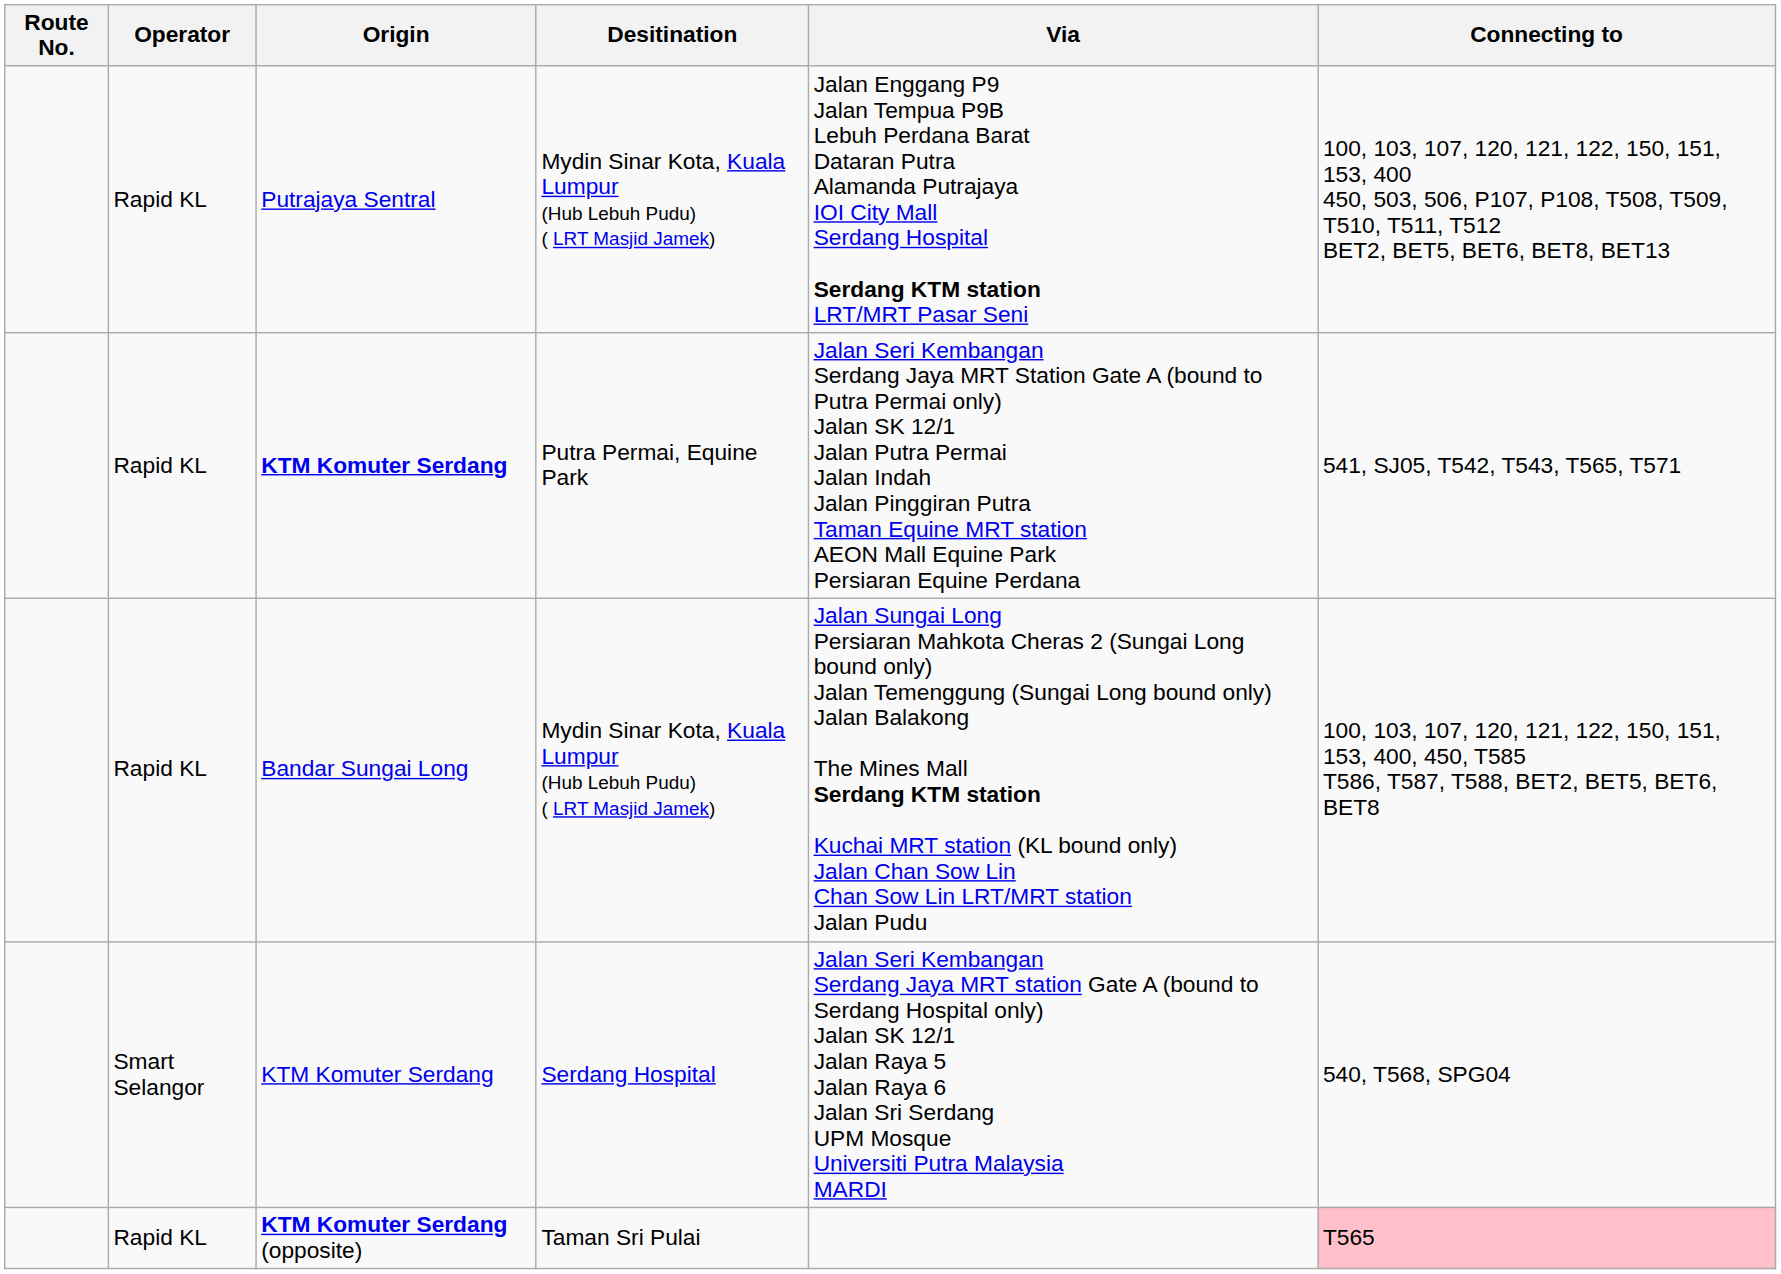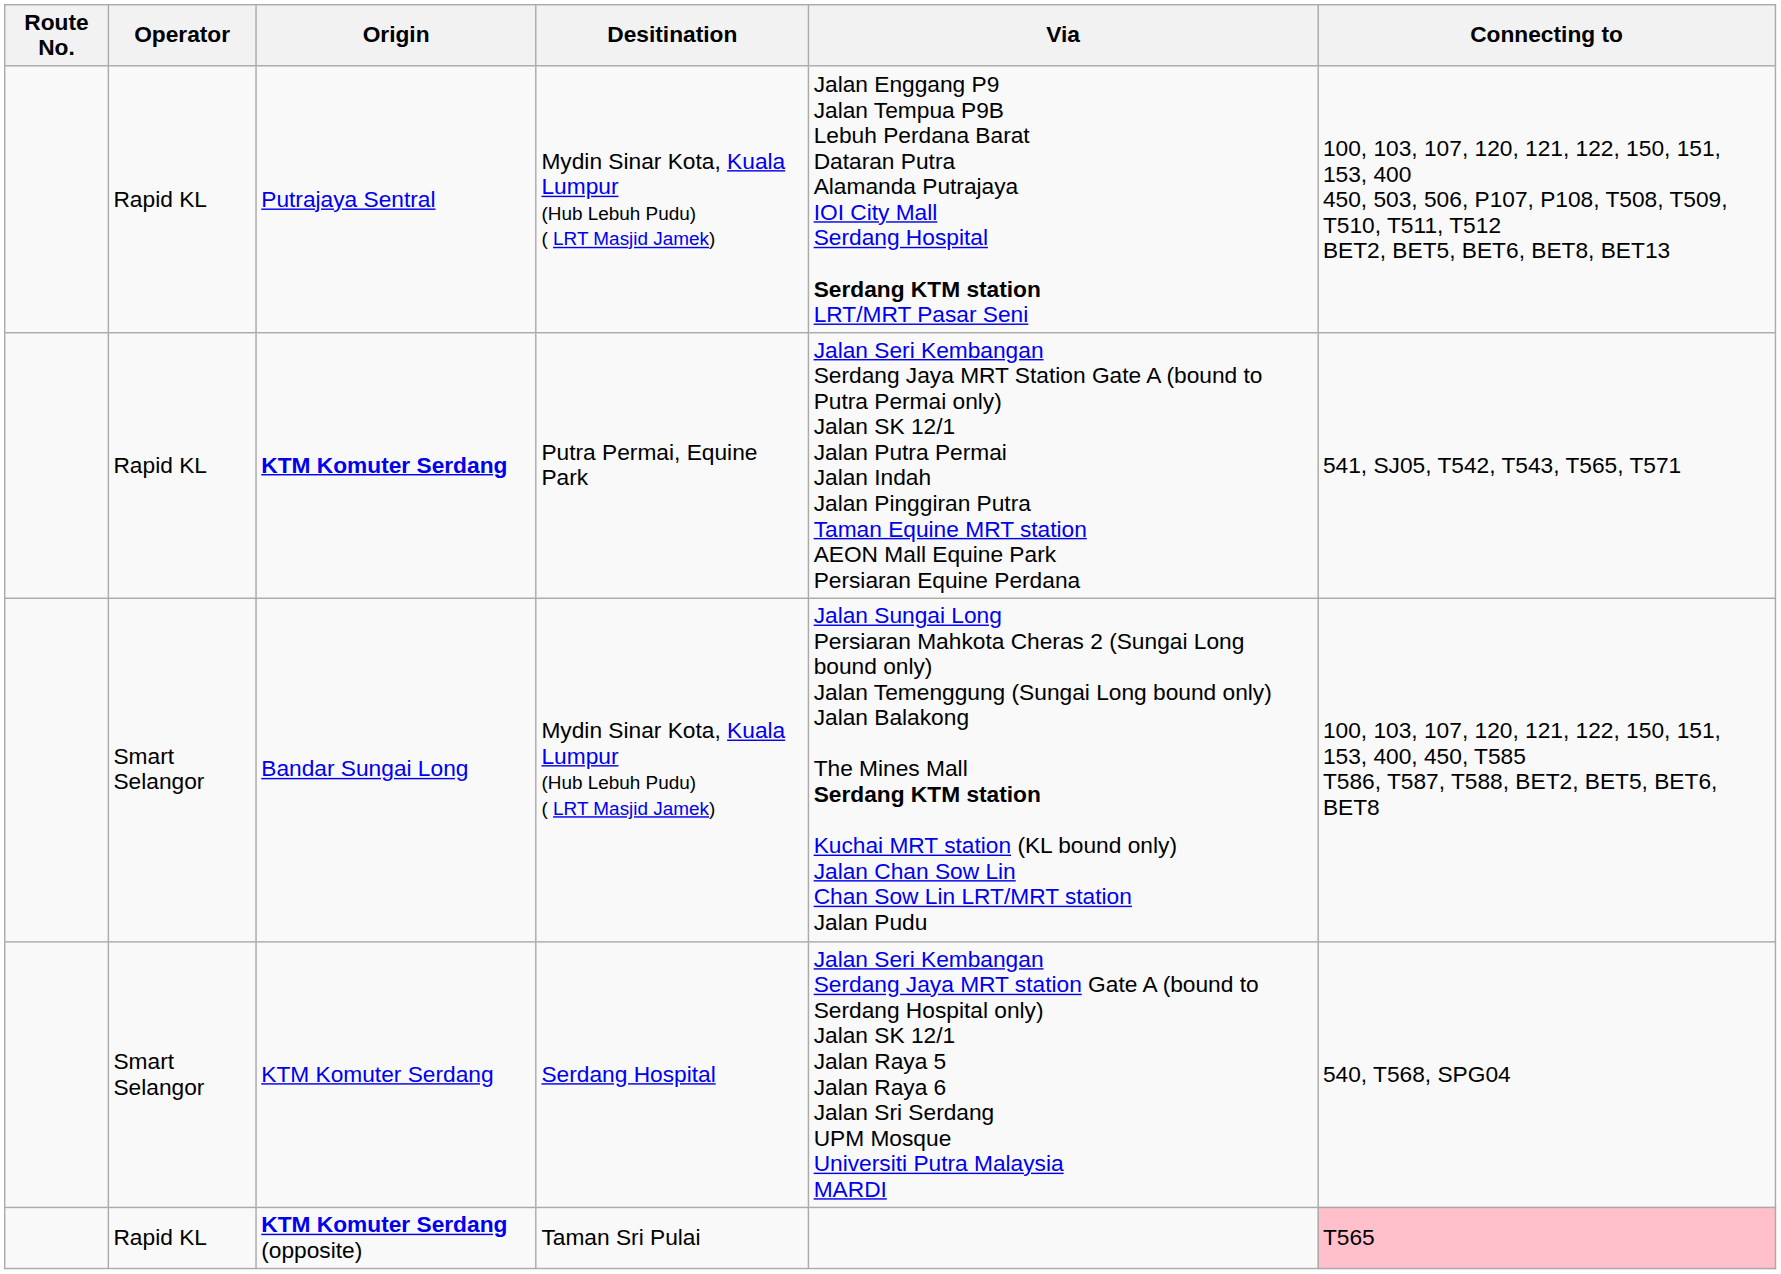(160, 769) Rapid KL -> (159, 769) Smart Selangor
